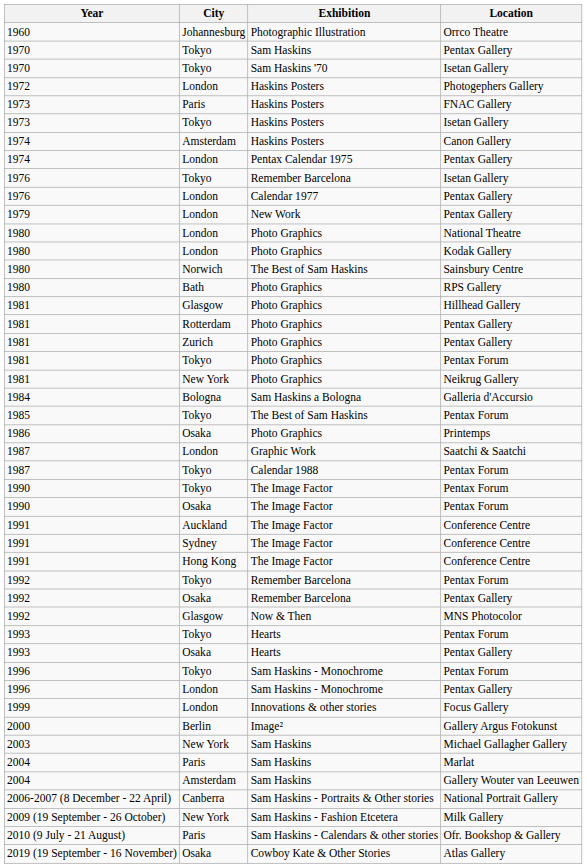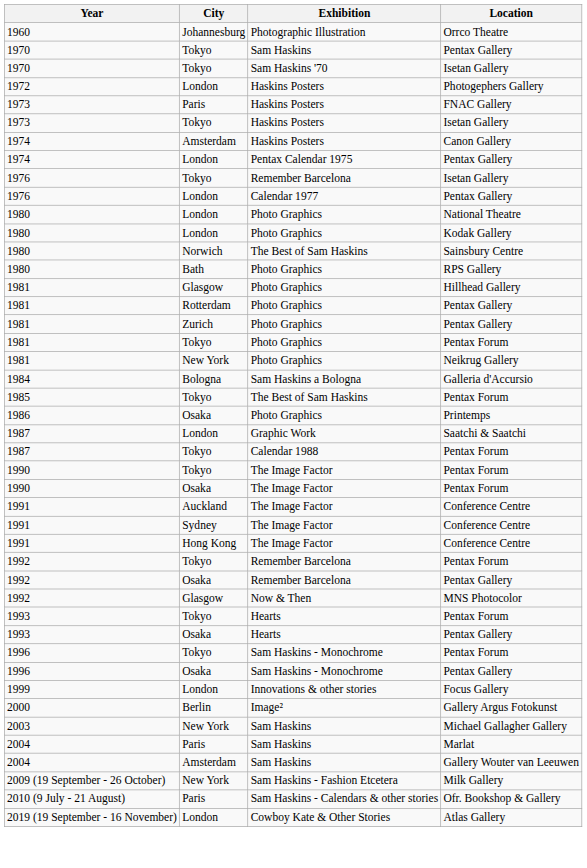- row: (19, 214)
(200, 689) London -> (197, 671) Osaka
- row: (89, 799)
(197, 854) Osaka -> (200, 817) London
